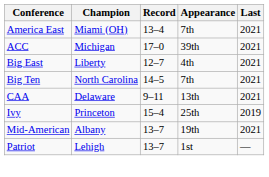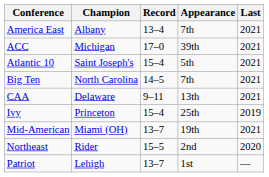(101, 29) Miami (OH) -> (90, 29) Albany
+ row: (30, 63)
- row: (25, 63)
(90, 130) Albany -> (101, 130) Miami (OH)
+ row: (27, 146)
